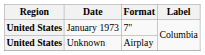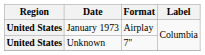(128, 27) 7" -> (138, 27) Airplay
(138, 43) Airplay -> (128, 43) 7"
